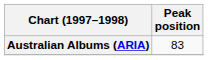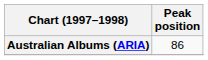(177, 45) 83 -> (177, 45) 86
